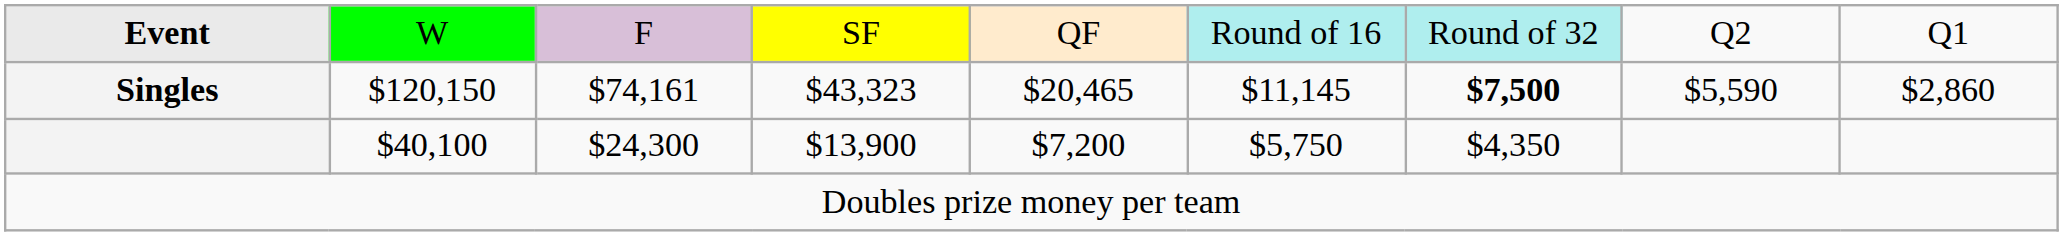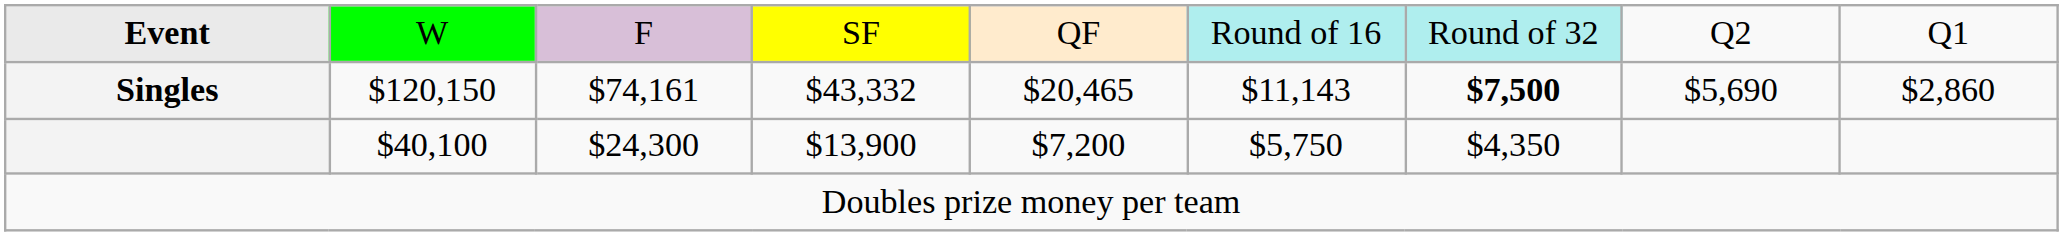(861, 89) $43,323 -> (861, 89) $43,332
(1296, 89) $11,145 -> (1296, 89) $11,143
(1731, 89) $5,590 -> (1731, 89) $5,690
